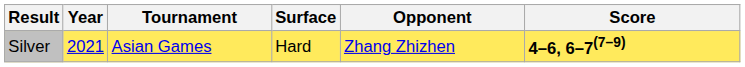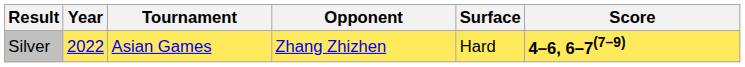columns swapped: (306, 17) <-> (432, 17)
(85, 46) 2021 -> (85, 46) 2022
